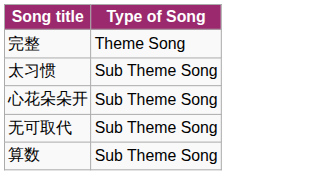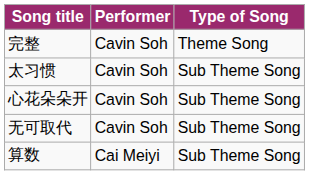+ column: (133, 17)
